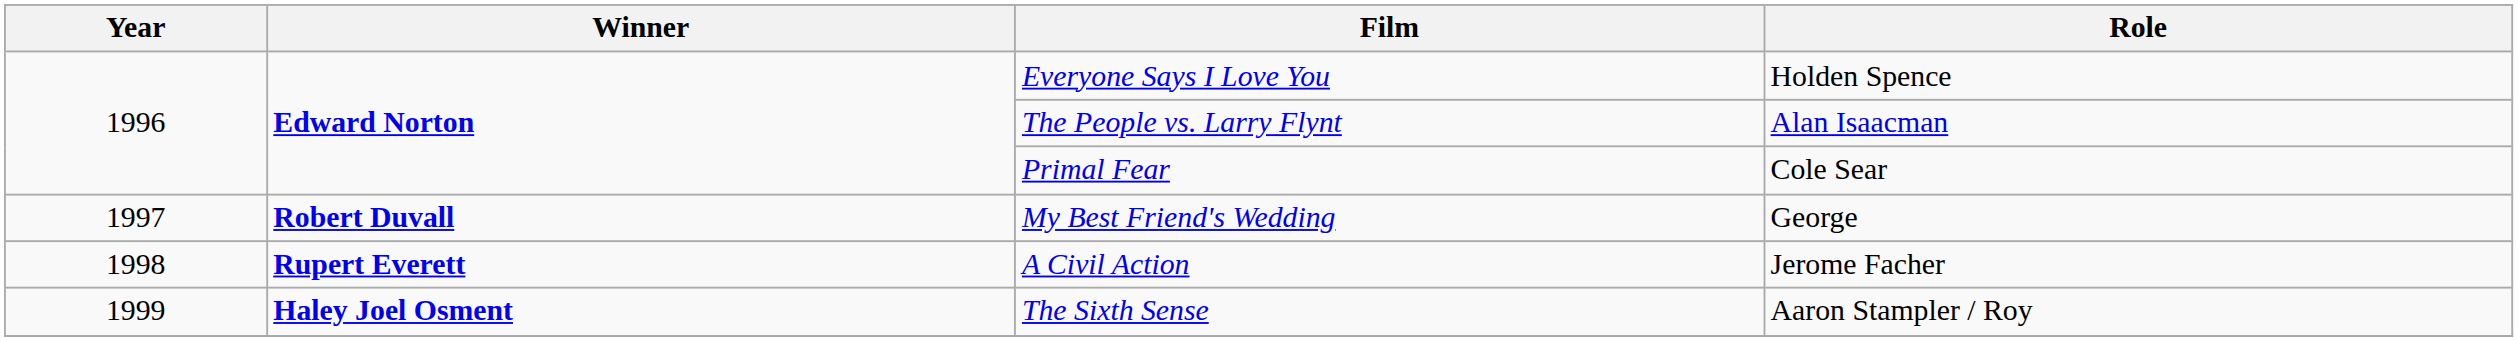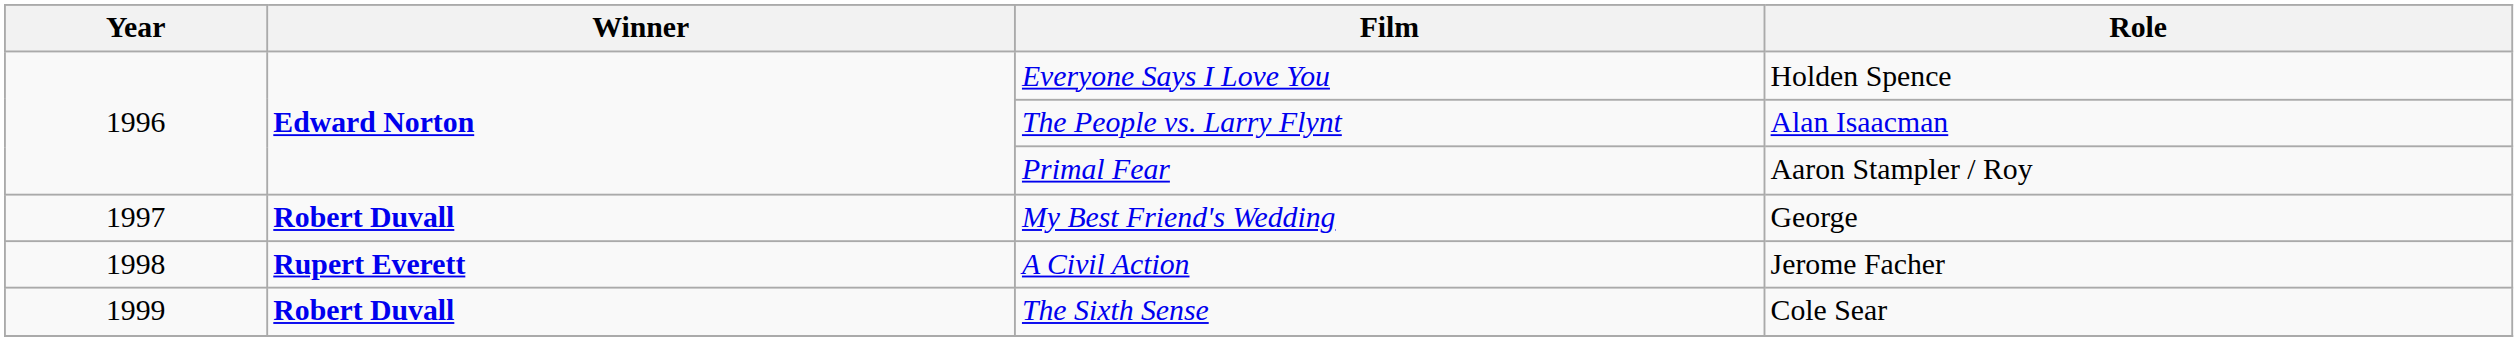(1829, 169) Cole Sear -> (1902, 169) Aaron Stampler / Roy
(393, 311) Haley Joel Osment -> (364, 311) Robert Duvall
(1902, 311) Aaron Stampler / Roy -> (1829, 311) Cole Sear
